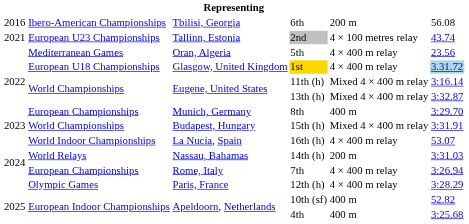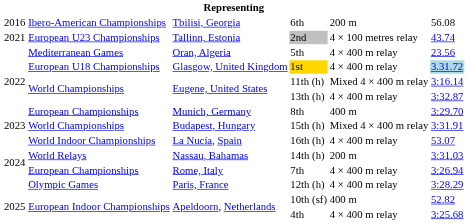(379, 96) Mixed 4 × 400 m relay -> (364, 96) 4 × 400 m relay
(343, 214) 400 m -> (364, 214) 4 × 400 m relay
